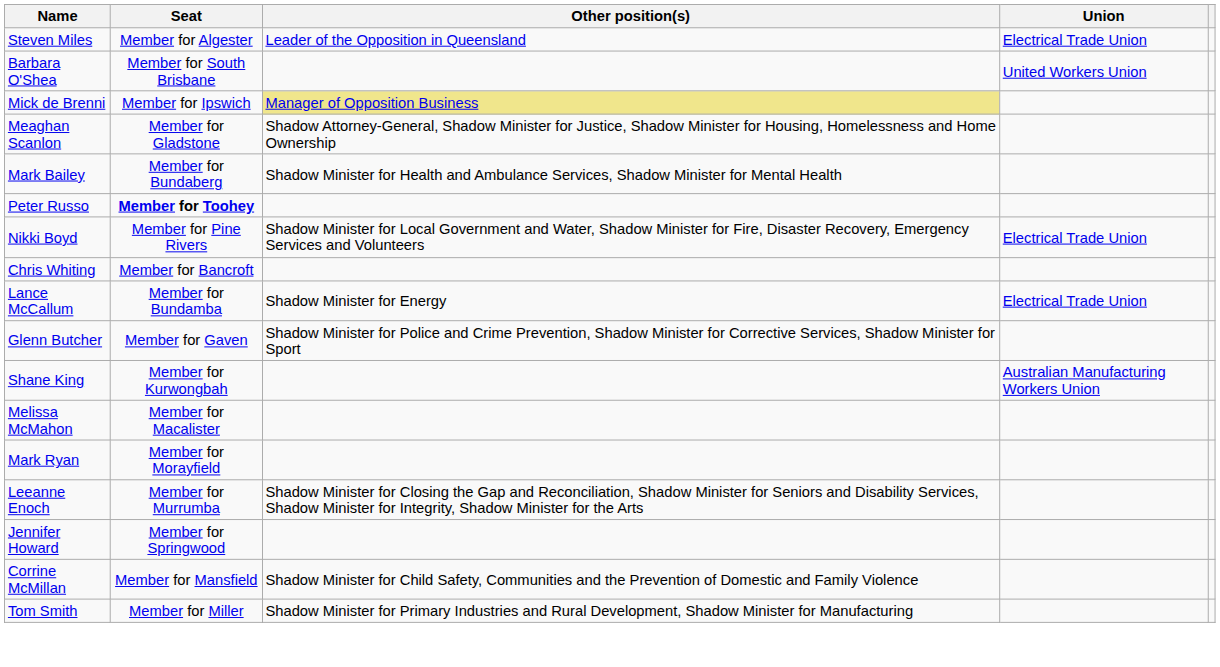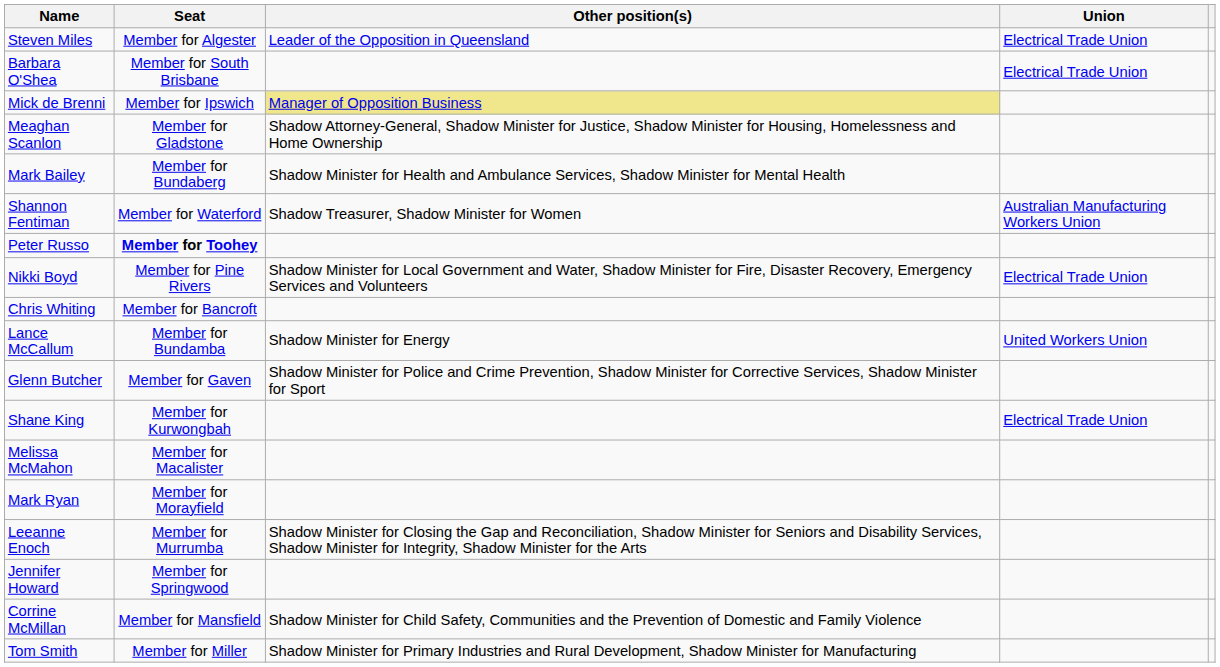(1075, 71) United Workers Union -> (1075, 71) Electrical Trade Union
+ row: (39, 214)
(1075, 301) Electrical Trade Union -> (1075, 340) United Workers Union
(1084, 380) Australian Manufacturing Workers Union -> (1075, 420) Electrical Trade Union
